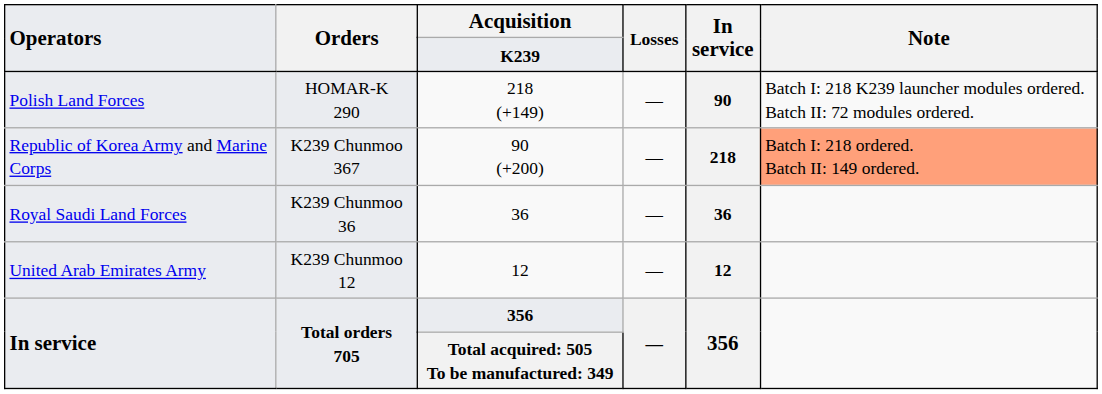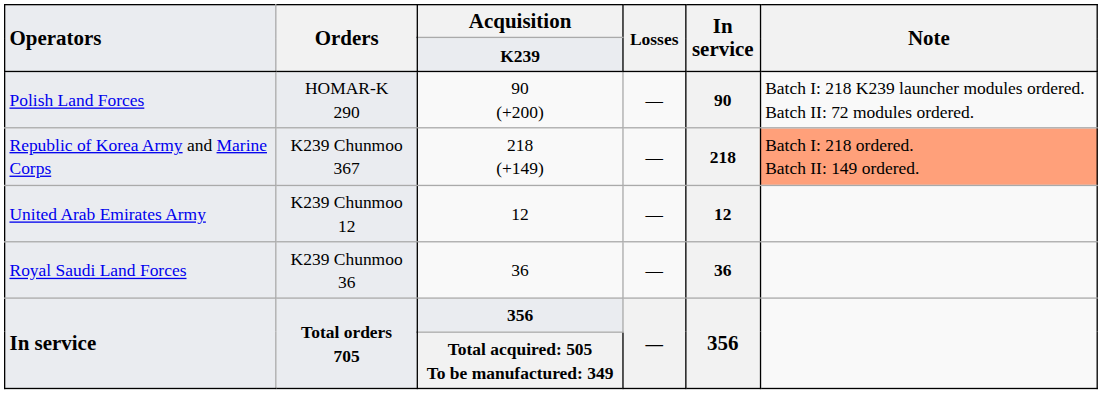(520, 100) 218 (+149) -> (520, 100) 90 (+200)
(520, 157) 90 (+200) -> (520, 157) 218 (+149)
rows swapped: (98, 214) <-> (108, 271)
